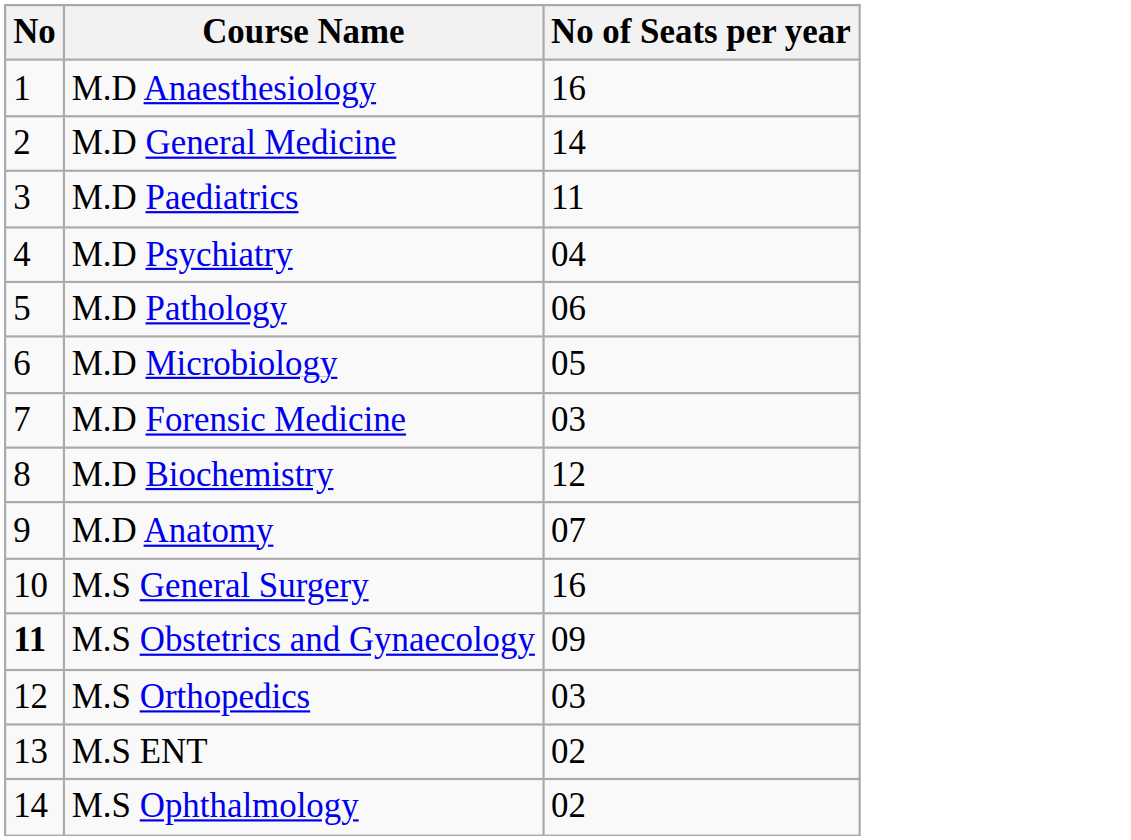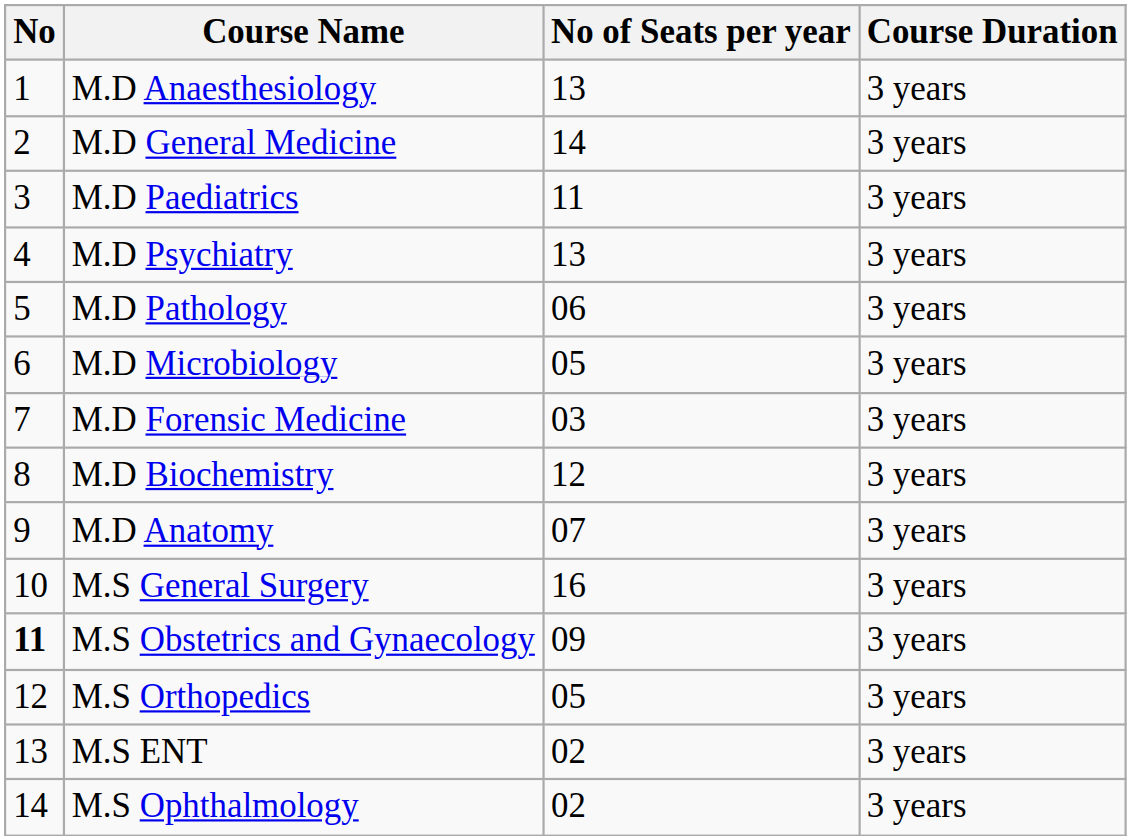+ column: (992, 32)
(568, 87) 16 -> (568, 87) 13
(568, 253) 04 -> (568, 253) 13
(568, 695) 03 -> (568, 695) 05
